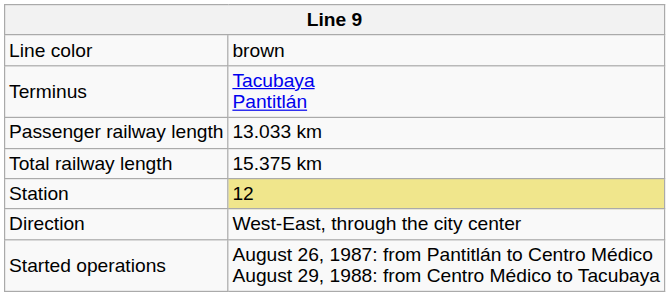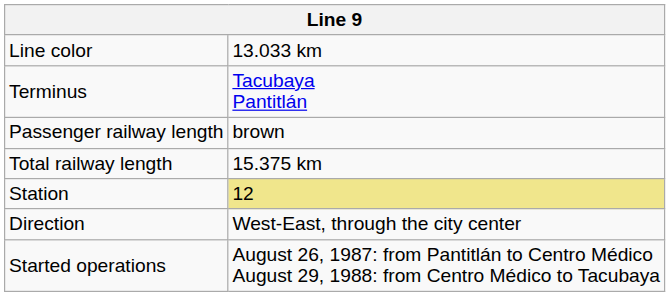(259, 50) brown -> (277, 50) 13.033 km
(277, 132) 13.033 km -> (259, 132) brown
